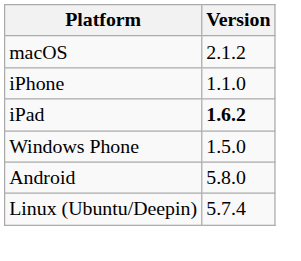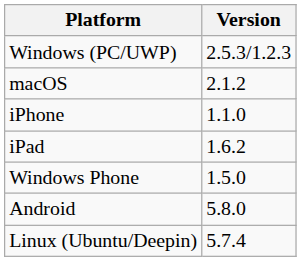+ row: (93, 51)
(226, 114) bold -> (226, 146) normal
